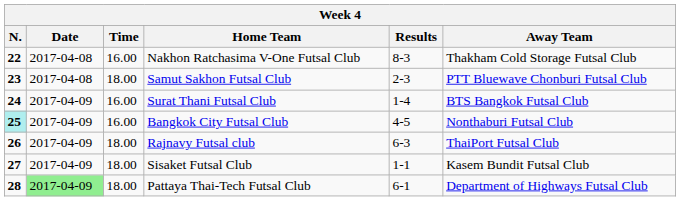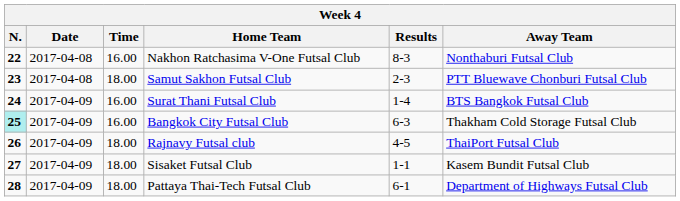(541, 57) Thakham Cold Storage Futsal Club -> (510, 57) Nonthaburi Futsal Club
(401, 121) 4-5 -> (401, 121) 6-3
(510, 121) Nonthaburi Futsal Club -> (541, 121) Thakham Cold Storage Futsal Club
(401, 143) 6-3 -> (401, 143) 4-5
(61, 185) lightgreen background -> (61, 185) no background
